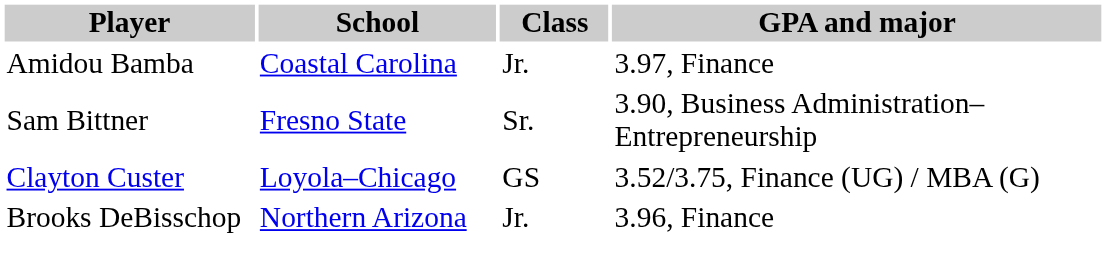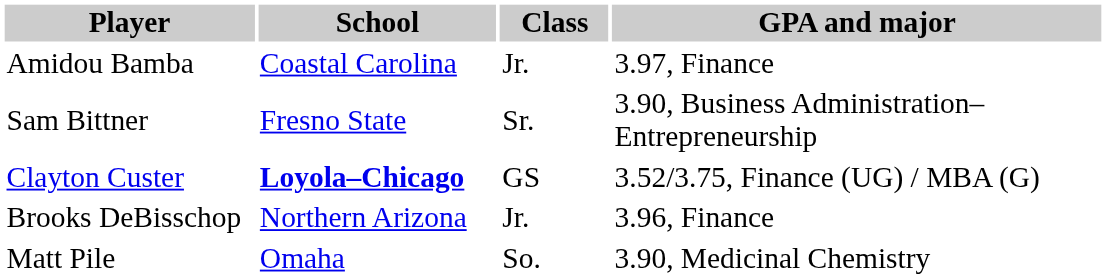(358, 177) normal -> (362, 177) bold
+ row: (61, 258)
